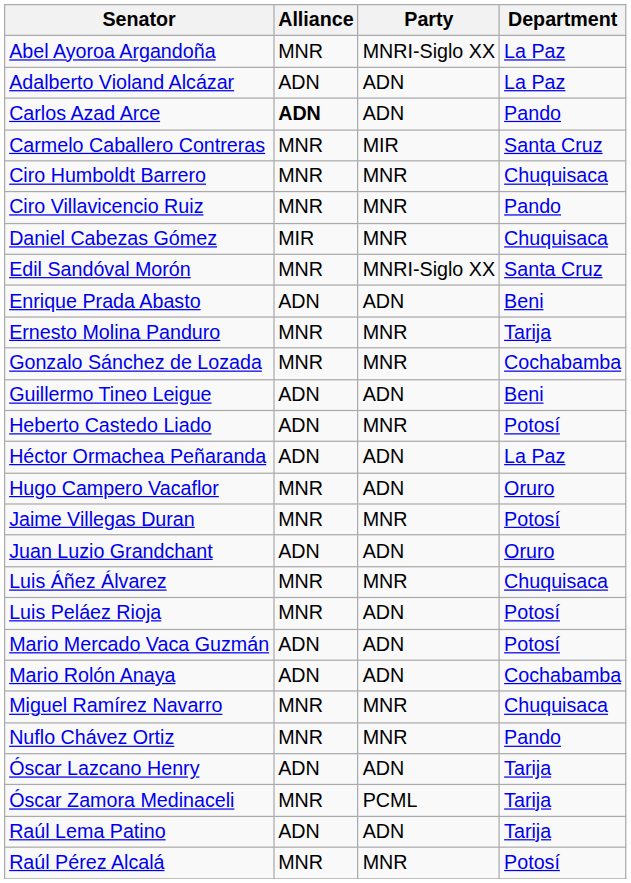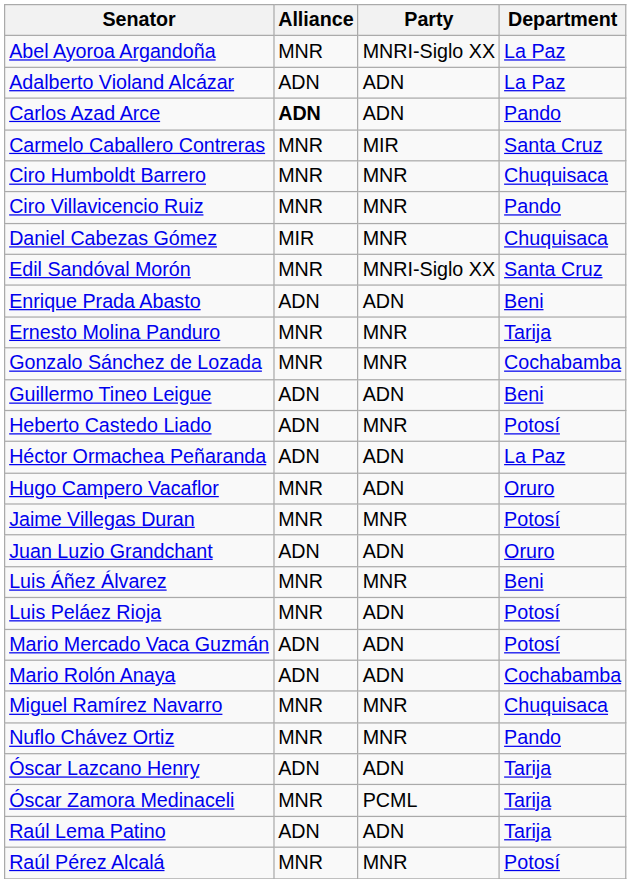(556, 581) Chuquisaca -> (524, 581) Beni
